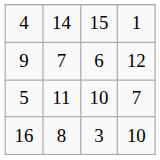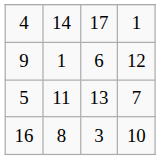(99, 23) 15 -> (99, 23) 17
(61, 60) 7 -> (61, 60) 1
(99, 98) 10 -> (99, 98) 13
